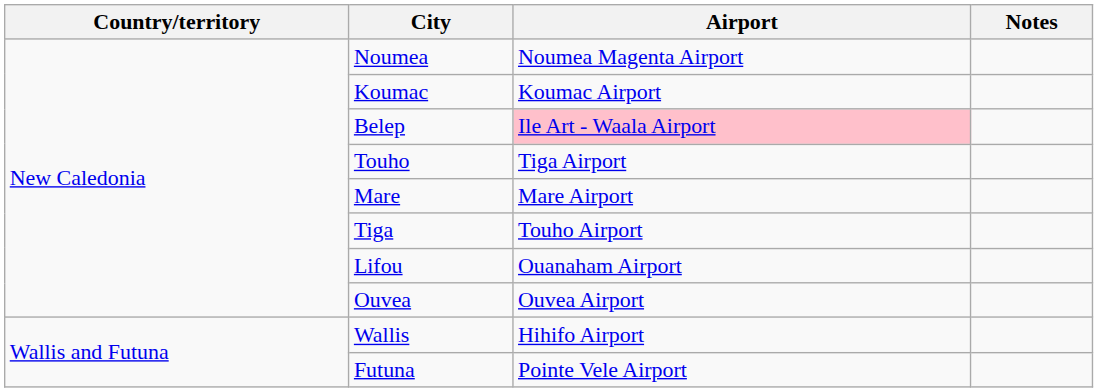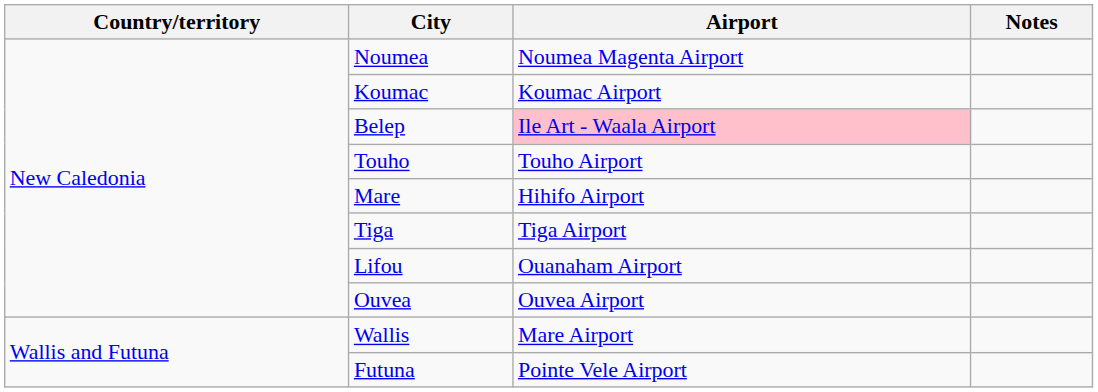(572, 160) Tiga Airport -> (580, 160) Touho Airport
(576, 195) Mare Airport -> (581, 195) Hihifo Airport
(580, 230) Touho Airport -> (572, 230) Tiga Airport
(581, 334) Hihifo Airport -> (576, 334) Mare Airport
